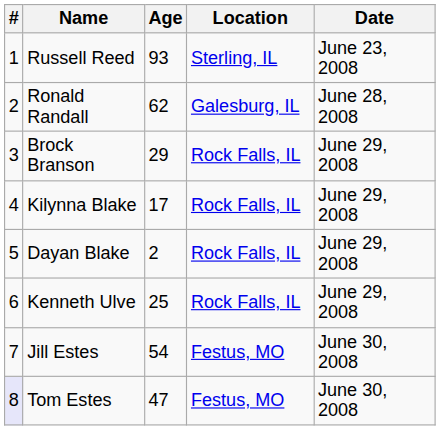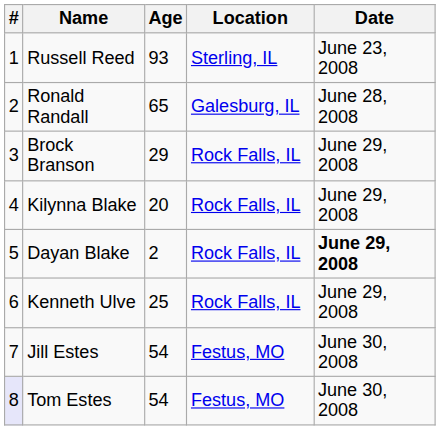(159, 106) 62 -> (159, 106) 65
(159, 204) 17 -> (159, 204) 20
(353, 253) normal -> (354, 253) bold
(159, 400) 47 -> (159, 400) 54
